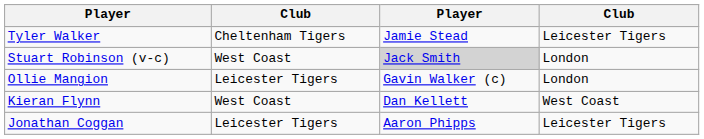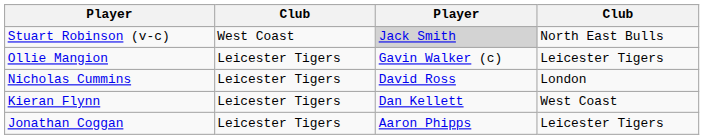- row: (54, 37)
(566, 58) London -> (602, 37) North East Bulls
(566, 80) London -> (602, 58) Leicester Tigers
+ row: (69, 80)
(253, 102) West Coast -> (279, 102) Leicester Tigers
